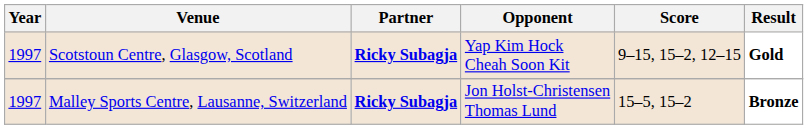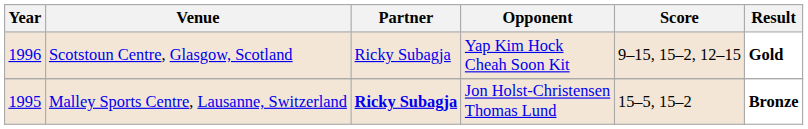(25, 55) 1997 -> (25, 55) 1996
(406, 55) bold -> (403, 55) normal
(25, 101) 1997 -> (25, 101) 1995
